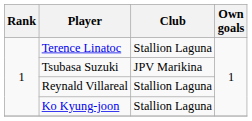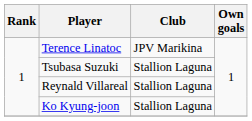(173, 47) Stallion Laguna -> (168, 47) JPV Marikina
(168, 67) JPV Marikina -> (173, 67) Stallion Laguna
